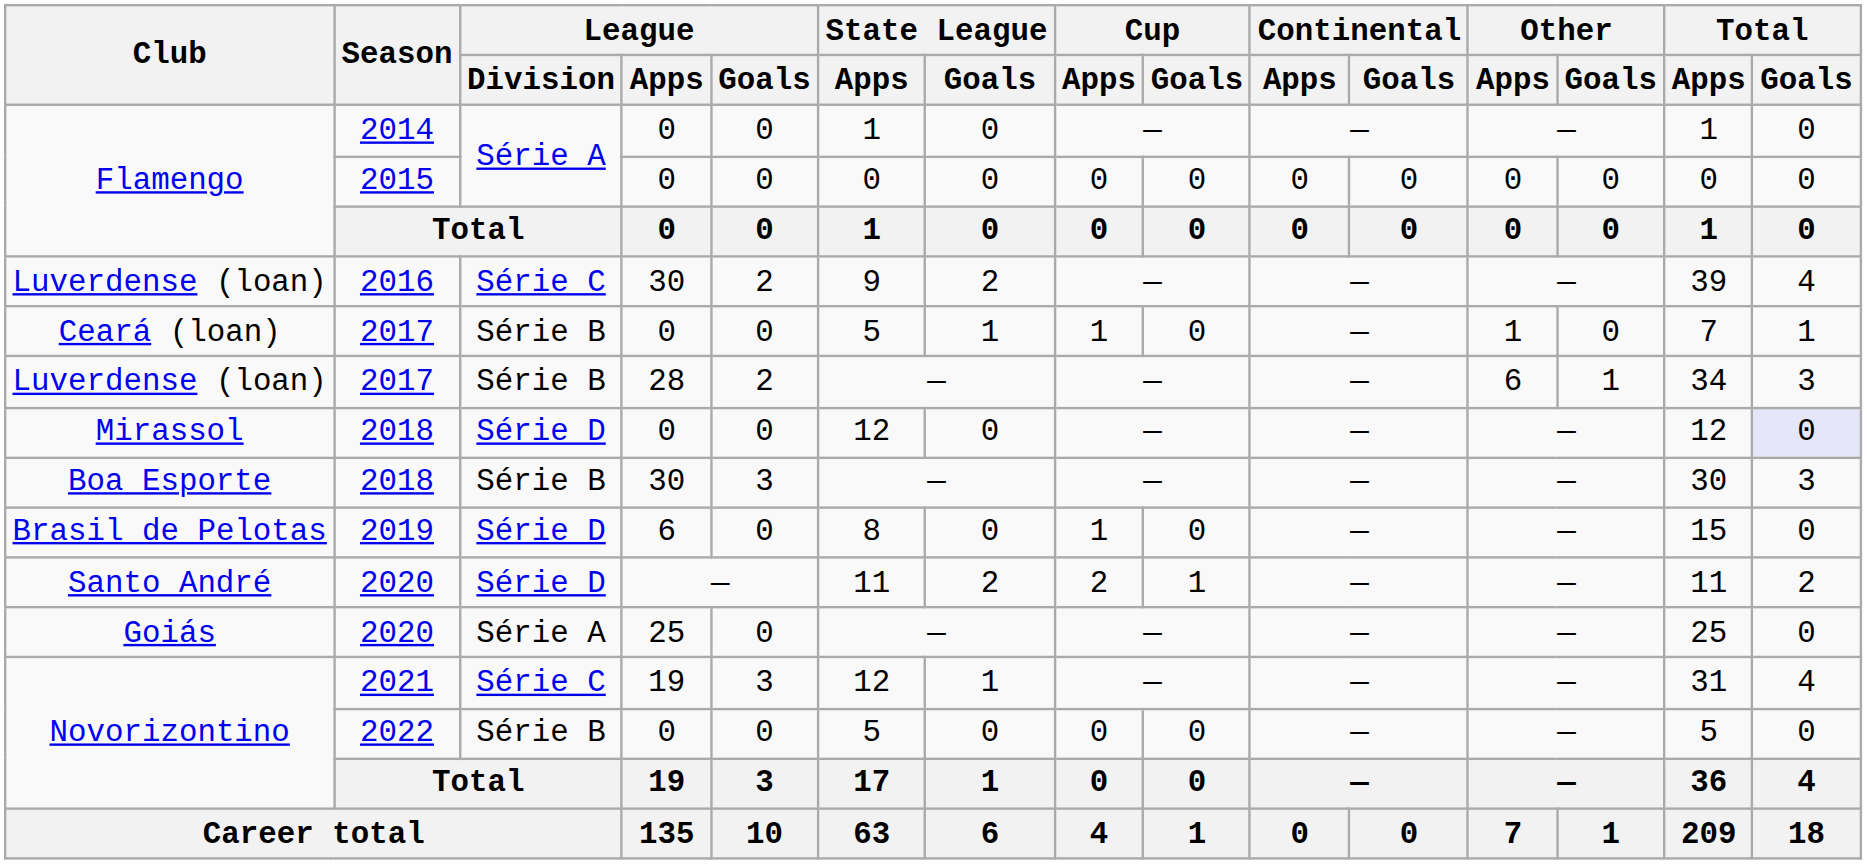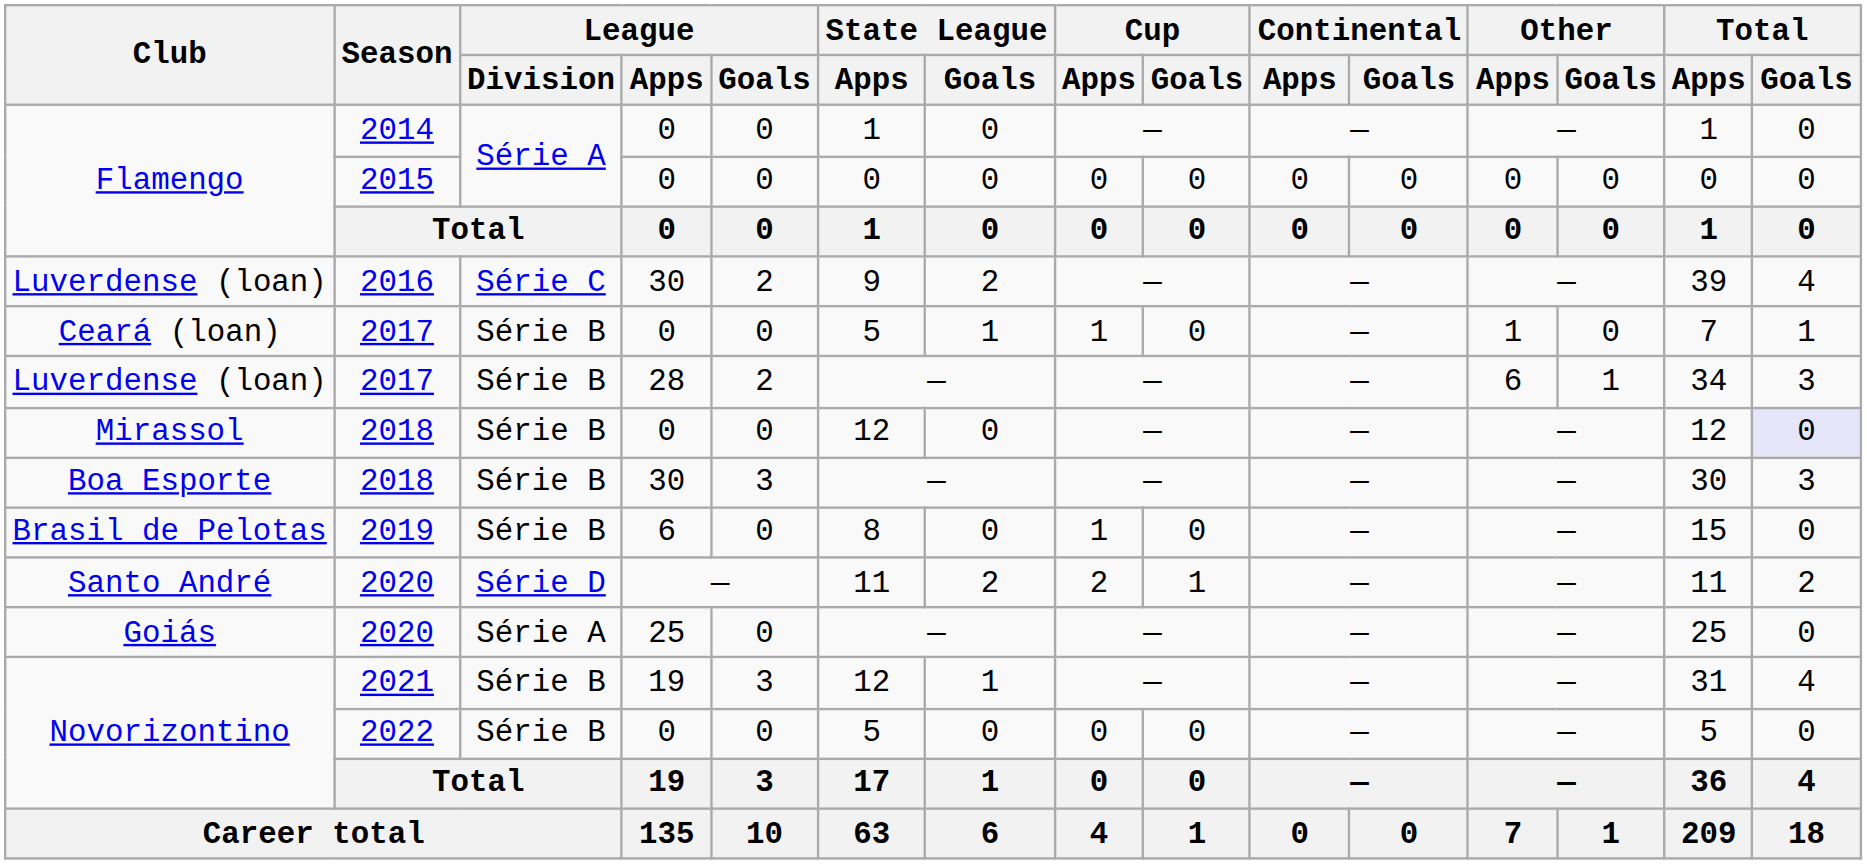(541, 432) Série D -> (541, 432) Série B
(541, 532) Série D -> (541, 532) Série B
(541, 683) Série C -> (541, 683) Série B
